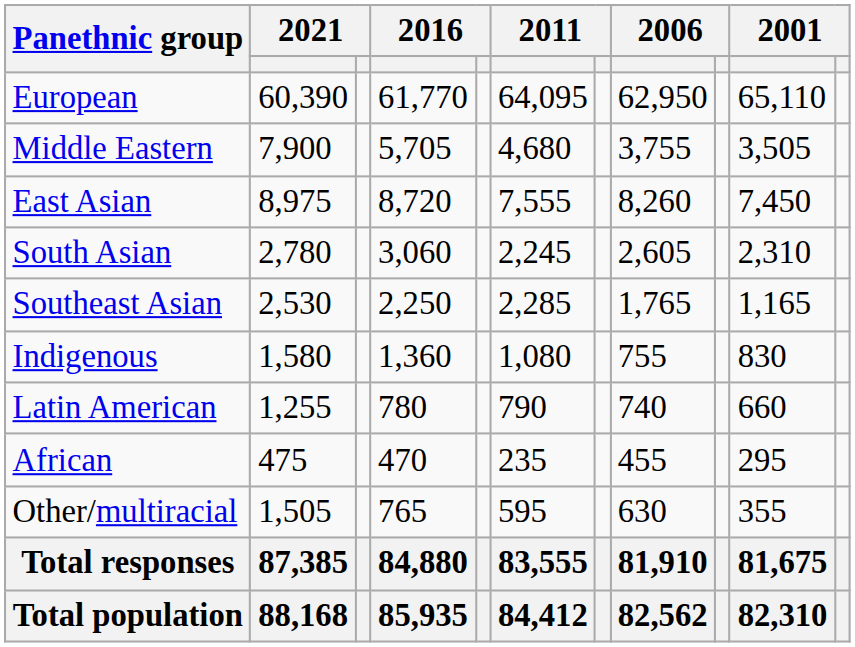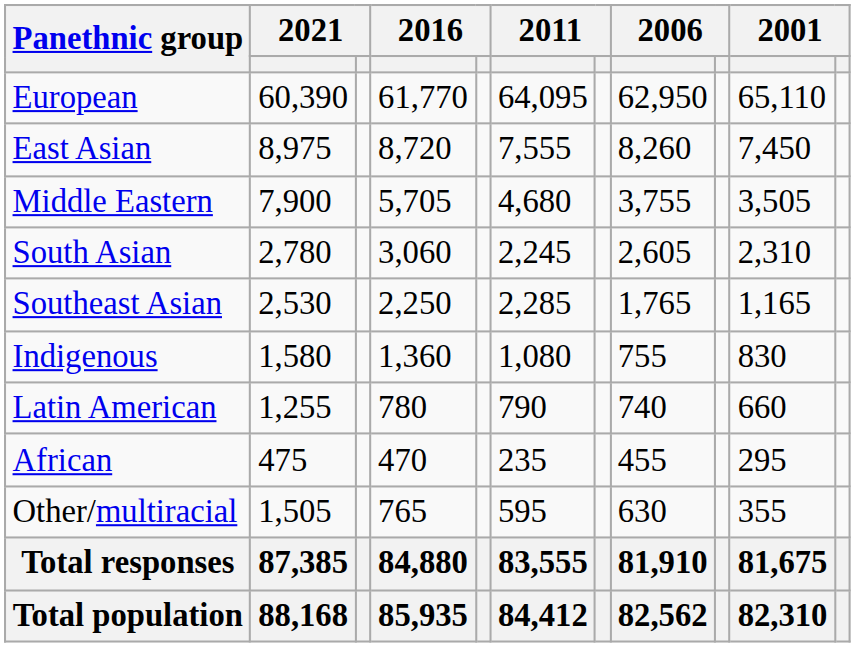rows swapped: (82, 200) <-> (113, 148)
